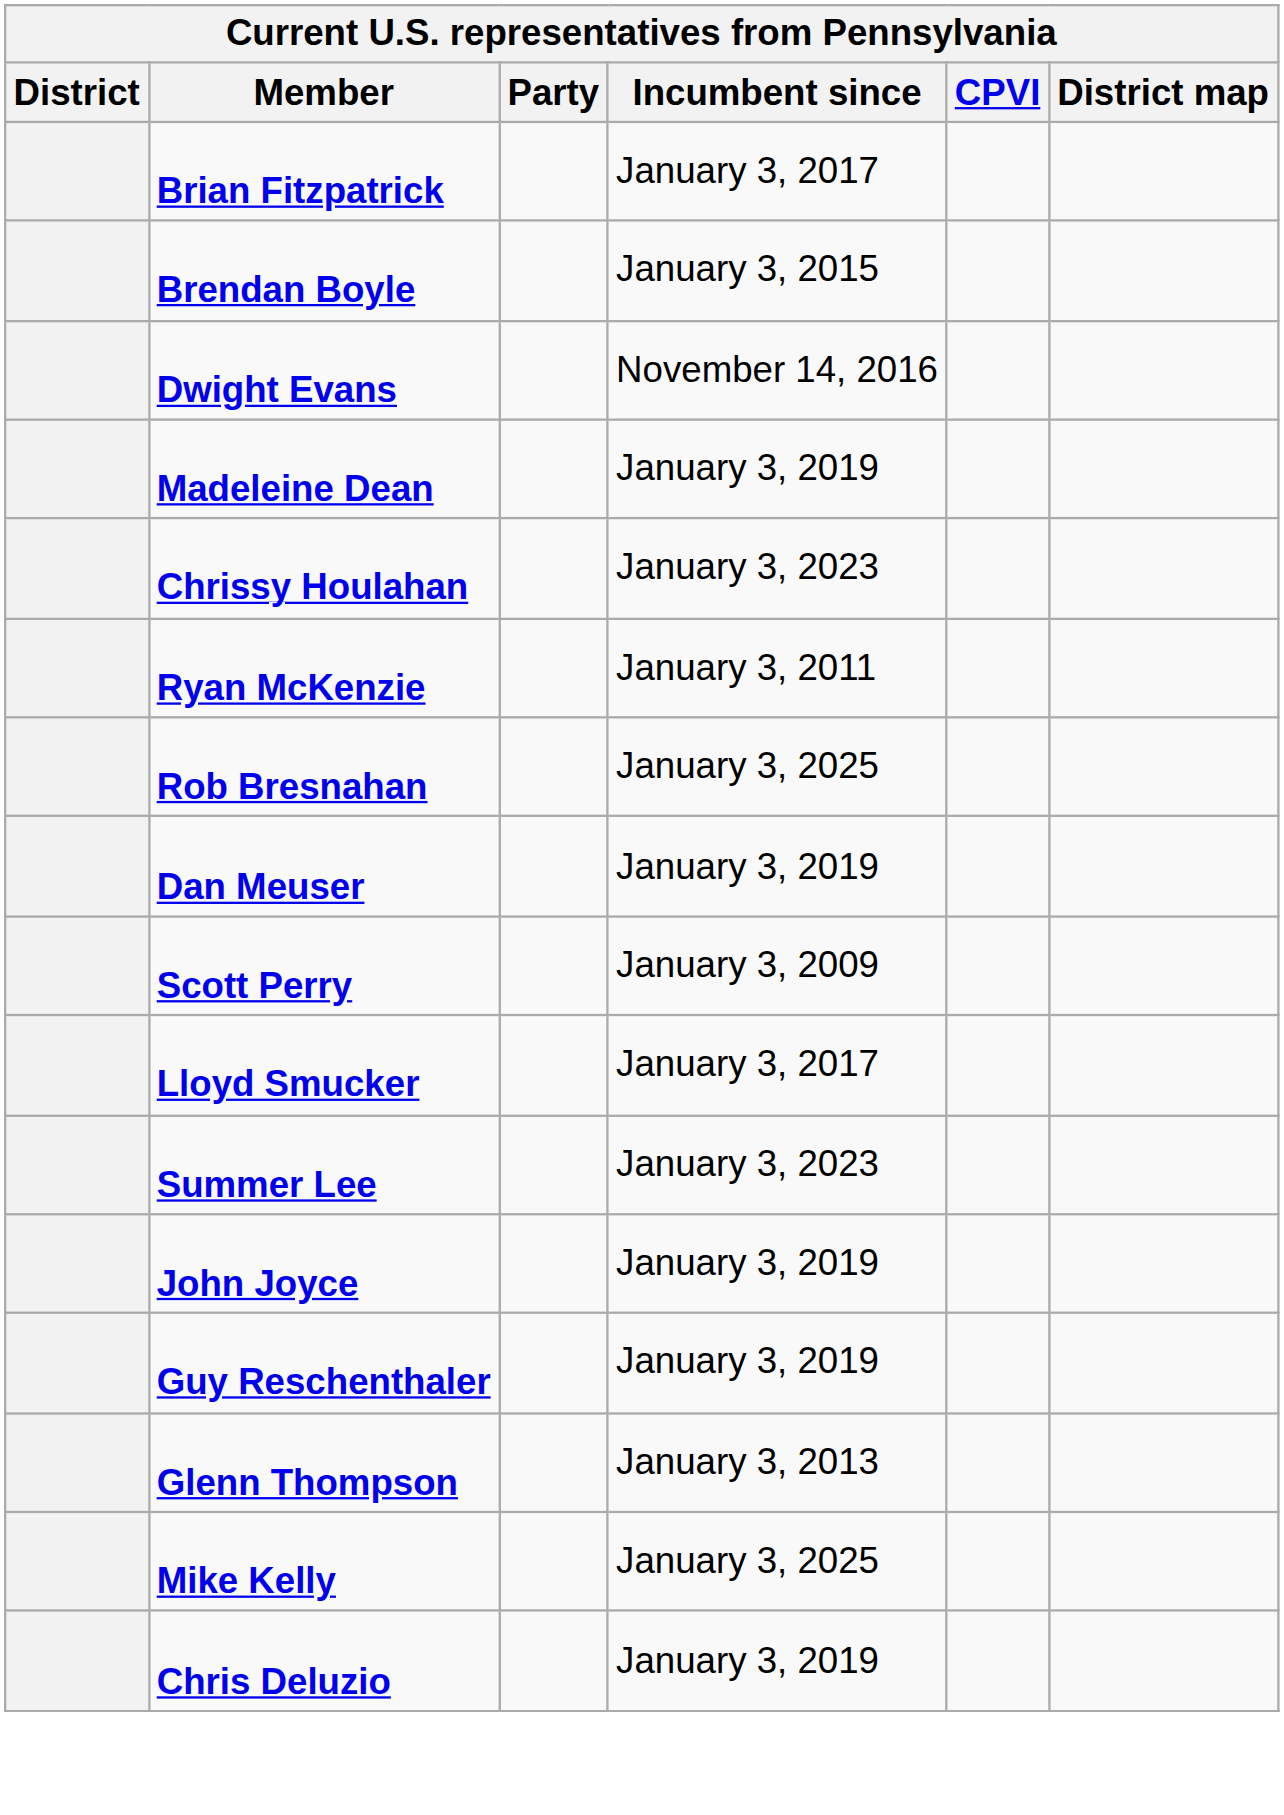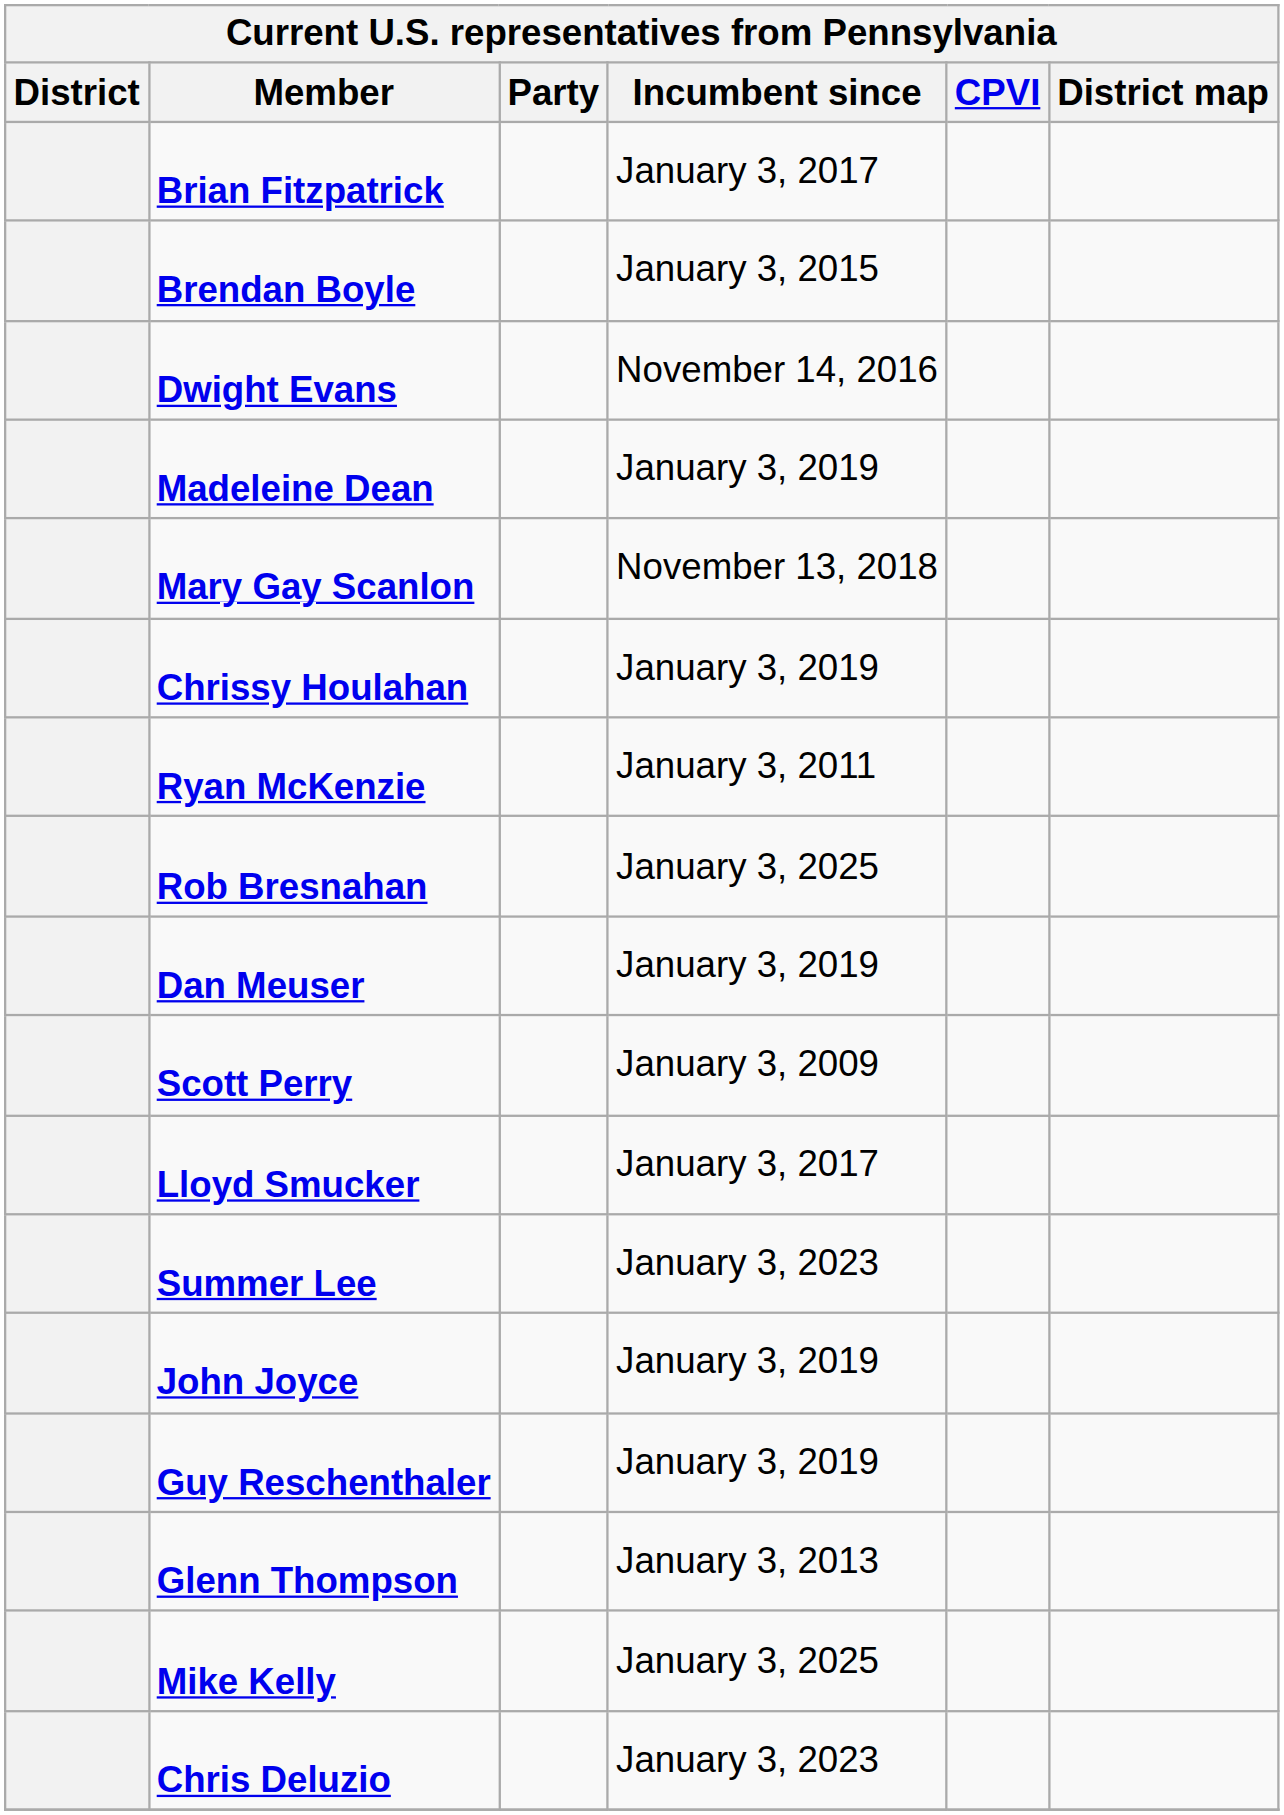+ row: (316, 588)
(747, 567) January 3, 2023 -> (747, 667) January 3, 2019
(747, 1660) January 3, 2019 -> (747, 1759) January 3, 2023
